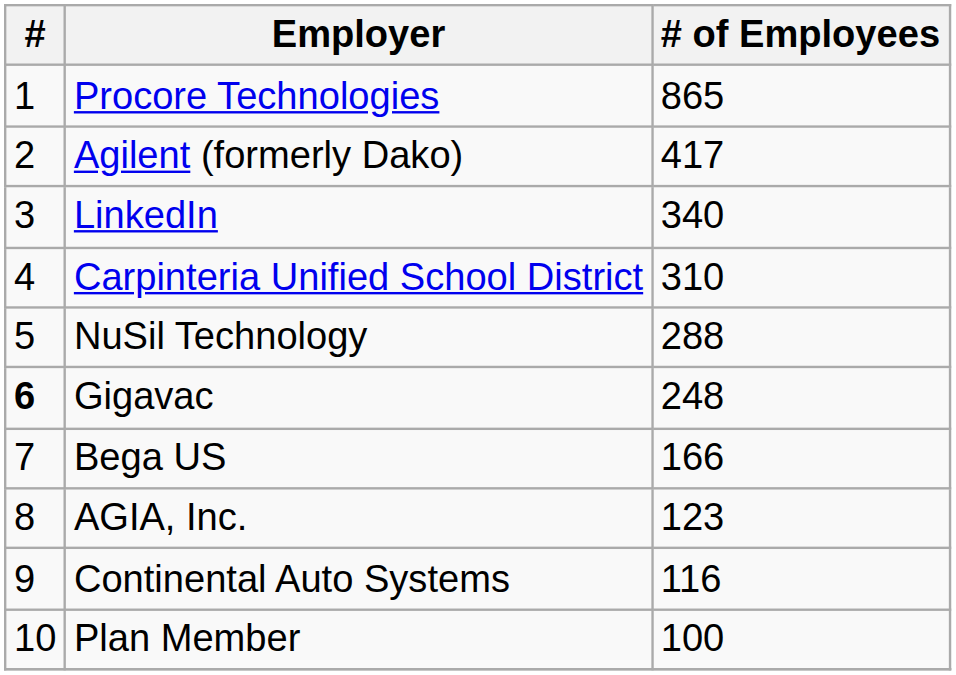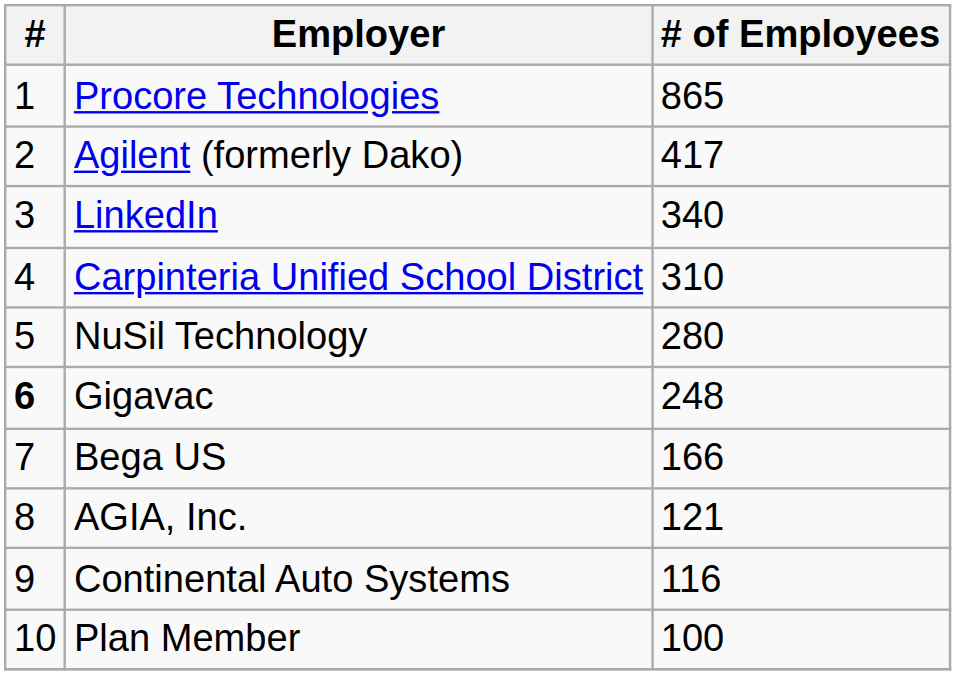(693, 336) 288 -> (693, 336) 280
(693, 517) 123 -> (693, 517) 121
